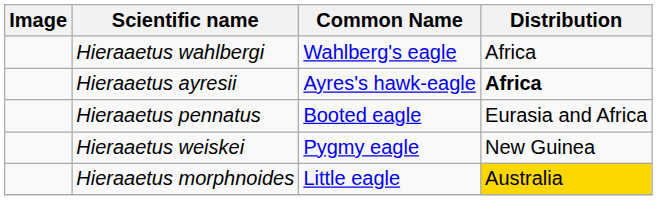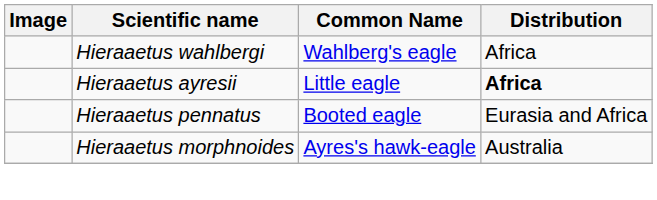(390, 83) Ayres's hawk-eagle -> (352, 83) Little eagle
- row: (160, 147)
(352, 178) Little eagle -> (390, 147) Ayres's hawk-eagle
(524, 178) gold background -> (524, 147) no background
